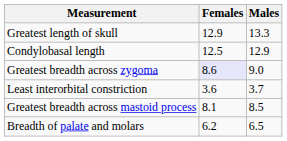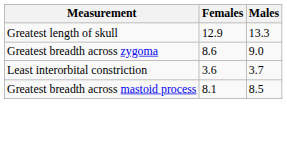- row: (56, 51)
(209, 70) lavender background -> (209, 51) no background
- row: (75, 126)
